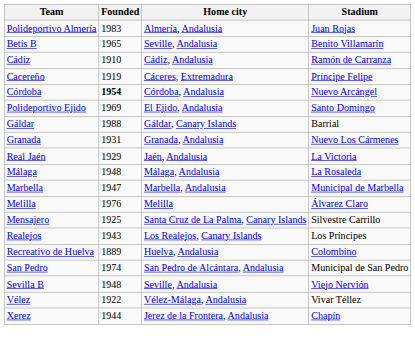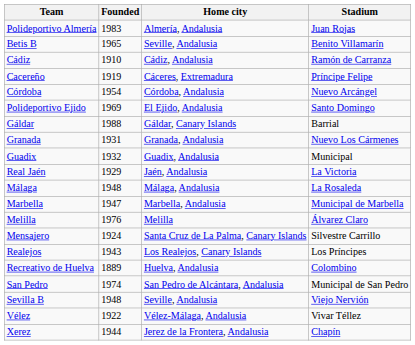(111, 92) bold -> (111, 92) normal
+ row: (21, 156)
(111, 220) 1925 -> (111, 236) 1924
